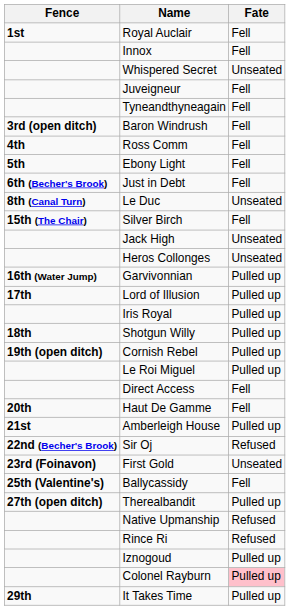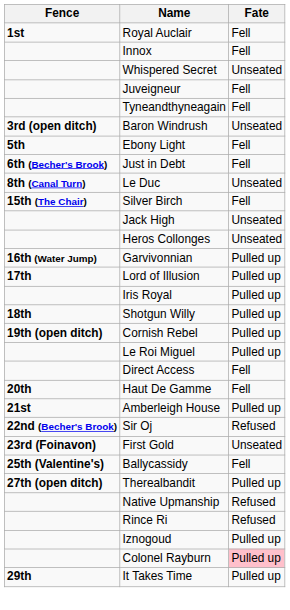(241, 126) Fell -> (257, 126) Unseated
- row: (155, 145)
